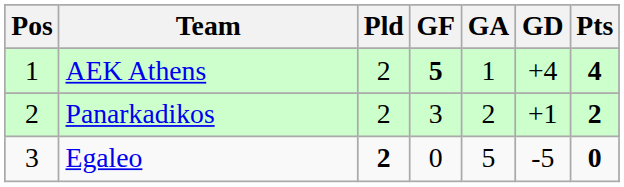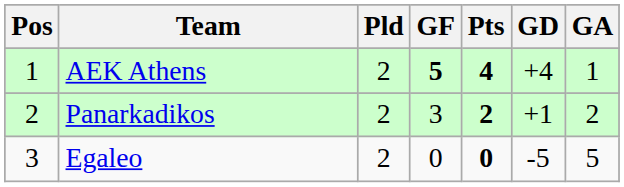columns swapped: (488, 26) <-> (595, 26)
(384, 158) bold -> (384, 158) normal
